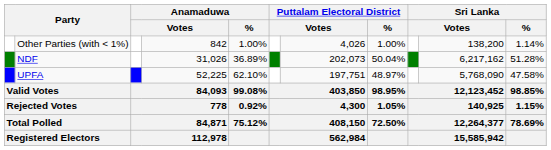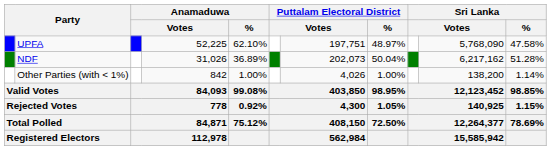rows swapped: (30, 75) <-> (73, 43)
